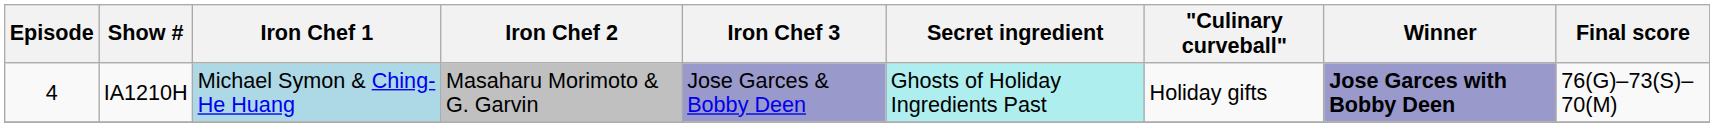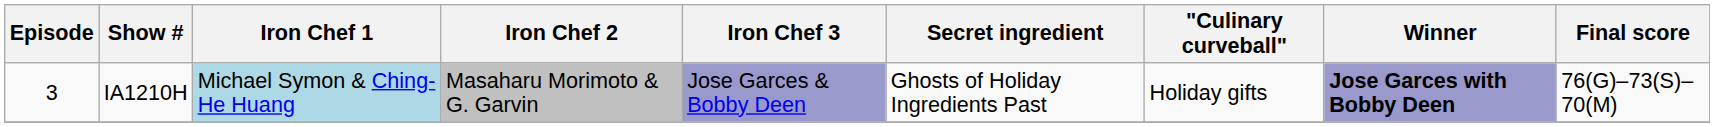(52, 92) 4 -> (52, 92) 3
(976, 92) paleturquoise background -> (976, 92) no background
